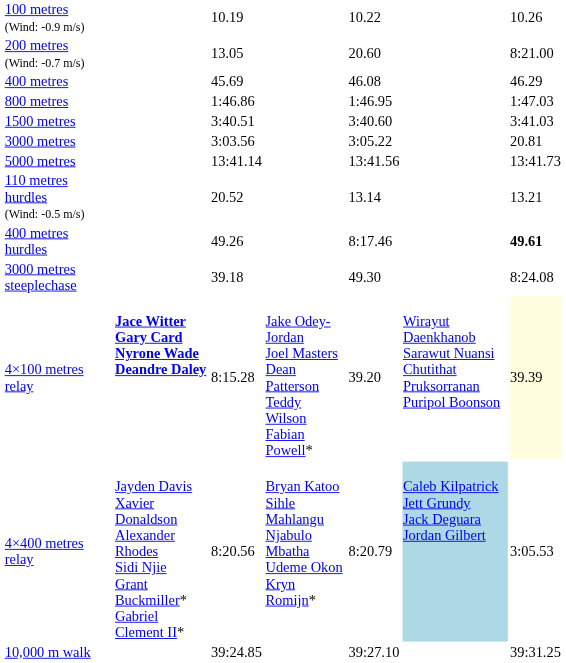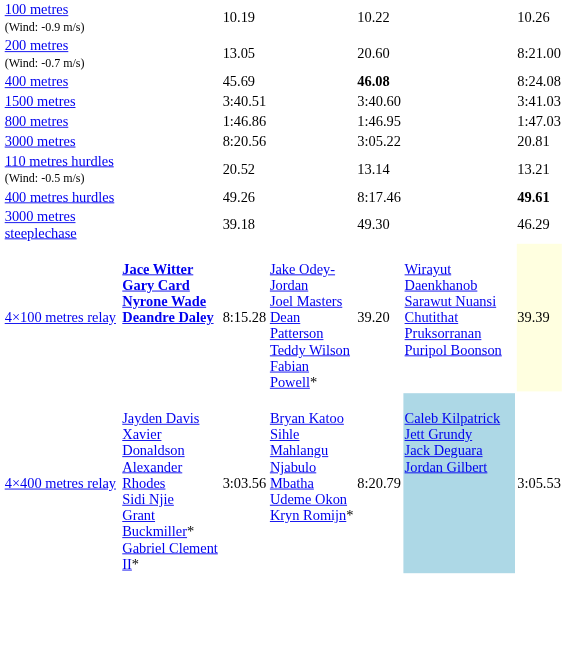(365, 81) normal -> (374, 81) bold
(526, 81) 46.29 -> (539, 81) 8:24.08
rows swapped: (36, 101) <-> (40, 121)
(233, 141) 3:03.56 -> (244, 141) 8:20.56
- row: (40, 161)
(532, 277) 8:24.08 -> (533, 224) 46.29
(233, 551) 8:20.56 -> (244, 483) 3:03.56
- row: (48, 652)
